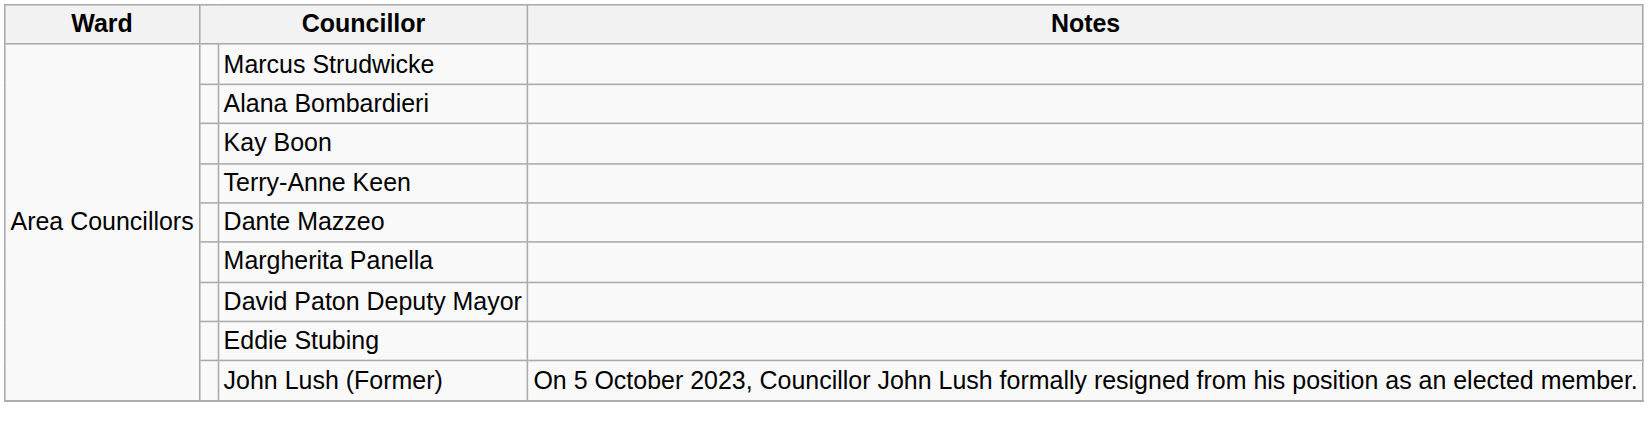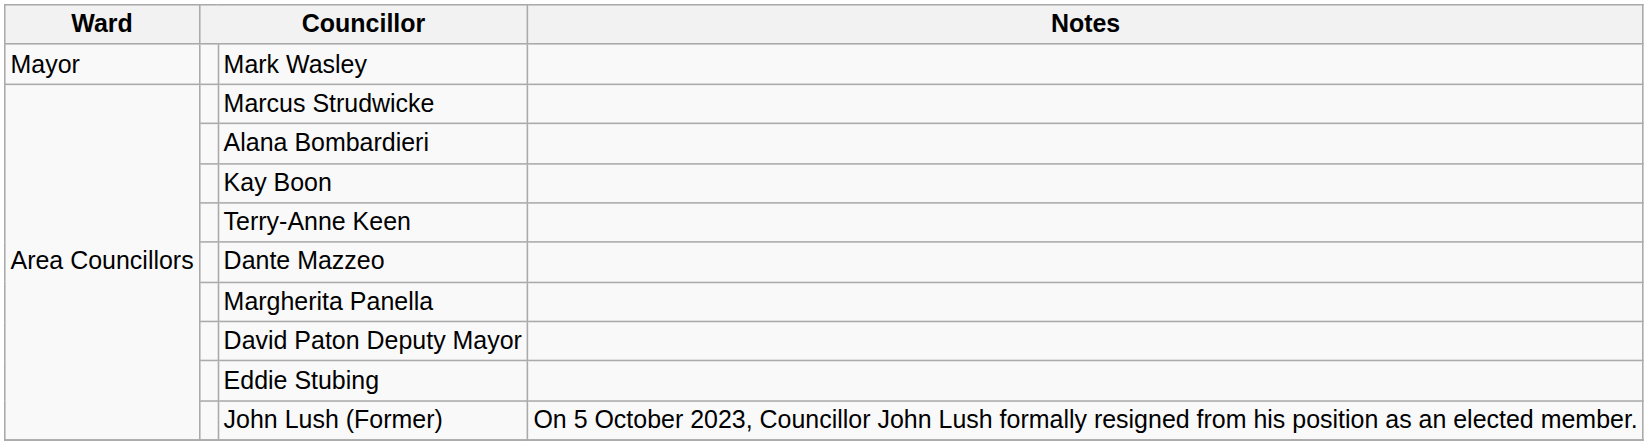+ row: (295, 63)
